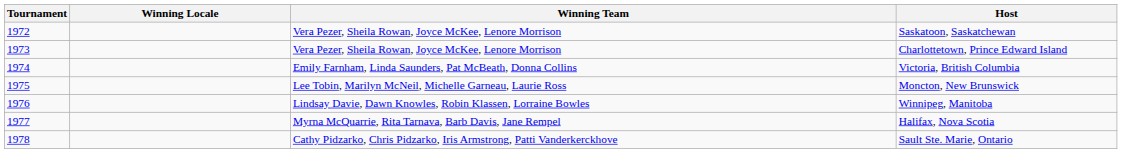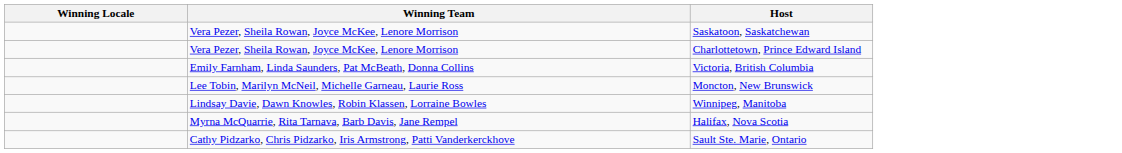- column: (37, 13)
